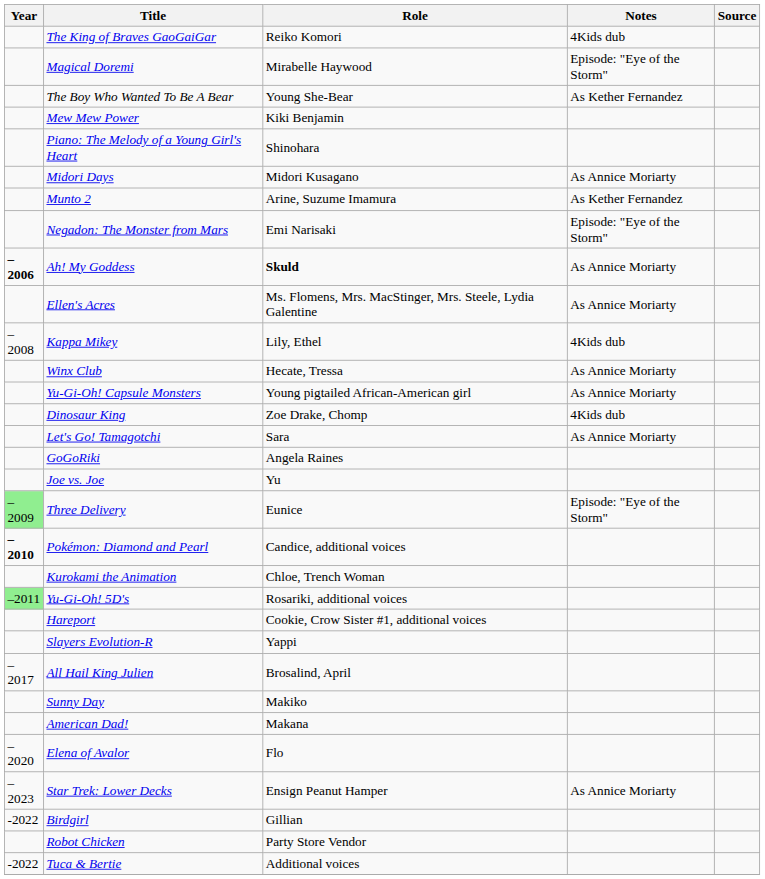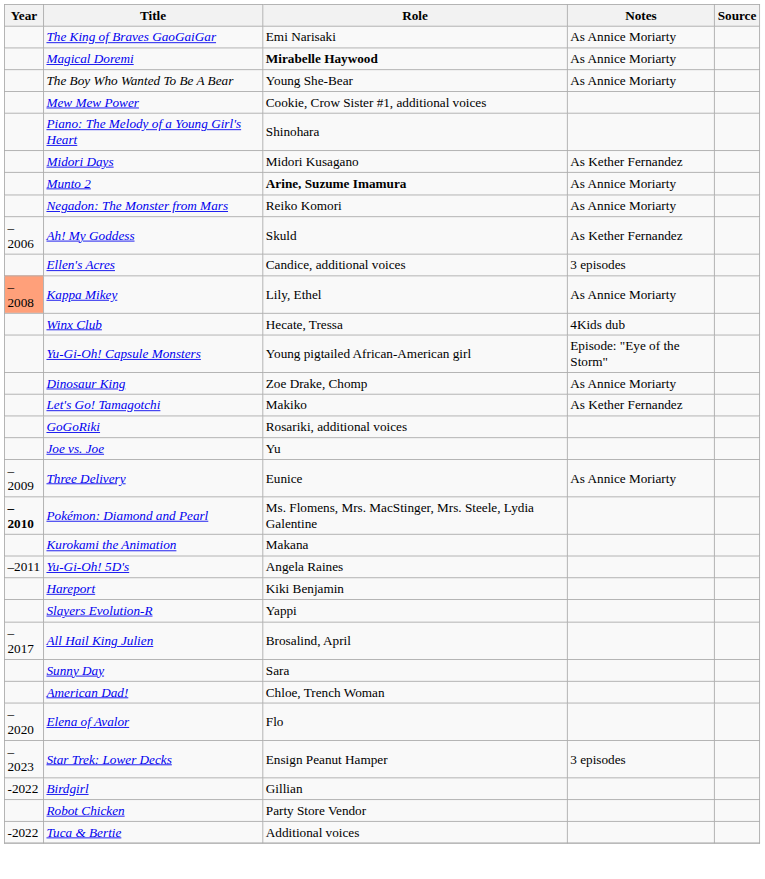(304, 37) Reiko Komori -> (301, 37) Emi Narisaki
(598, 37) 4Kids dub -> (623, 37) As Annice Moriarty
(319, 67) normal -> (322, 59) bold
(625, 67) Episode: "Eye of the Storm" -> (623, 59) As Annice Moriarty
(626, 96) As Kether Fernandez -> (623, 81) As Annice Moriarty
(305, 118) Kiki Benjamin -> (376, 102) Cookie, Crow Sister #1, additional voices
(623, 177) As Annice Moriarty -> (626, 162) As Kether Fernandez
(331, 199) normal -> (336, 183) bold
(626, 199) As Kether Fernandez -> (623, 183) As Annice Moriarty
(301, 229) Emi Narisaki -> (304, 205) Reiko Komori
(625, 229) Episode: "Eye of the Storm" -> (623, 205) As Annice Moriarty
(21, 266) bold -> (21, 235) normal
(282, 266) bold -> (281, 235) normal
(623, 266) As Annice Moriarty -> (626, 235) As Kether Fernandez
(400, 304) Ms. Flomens, Mrs. MacStinger, Mrs. Steele, Lydia Galentine -> (336, 264) Candice, additional voices
(623, 304) As Annice Moriarty -> (598, 264) 3 episodes
(21, 341) no background -> (21, 294) lightsalmon background
(598, 341) 4Kids dub -> (623, 294) As Annice Moriarty
(623, 371) As Annice Moriarty -> (598, 324) 4Kids dub
(623, 393) As Annice Moriarty -> (625, 353) Episode: "Eye of the Storm"
(598, 414) 4Kids dub -> (623, 383) As Annice Moriarty
(278, 436) Sara -> (286, 405) Makiko
(623, 436) As Annice Moriarty -> (626, 405) As Kether Fernandez
(305, 458) Angela Raines -> (336, 427) Rosariki, additional voices
(21, 509) lightgreen background -> (21, 478) no background
(625, 509) Episode: "Eye of the Storm" -> (623, 478) As Annice Moriarty
(336, 547) Candice, additional voices -> (400, 516) Ms. Flomens, Mrs. MacStinger, Mrs. Steele, Lydia Galentine
(325, 576) Chloe, Trench Woman -> (287, 545) Makana
(24, 598) lightgreen background -> (24, 567) no background
(336, 598) Rosariki, additional voices -> (305, 567) Angela Raines
(376, 620) Cookie, Crow Sister #1, additional voices -> (305, 589) Kiki Benjamin
(286, 701) Makiko -> (278, 670) Sara
(287, 723) Makana -> (325, 692) Chloe, Trench Woman
(623, 790) As Annice Moriarty -> (598, 759) 3 episodes
